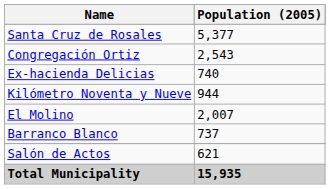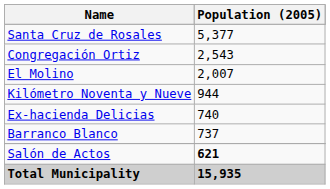rows swapped: (40, 114) <-> (81, 74)
(208, 154) normal -> (208, 154) bold
